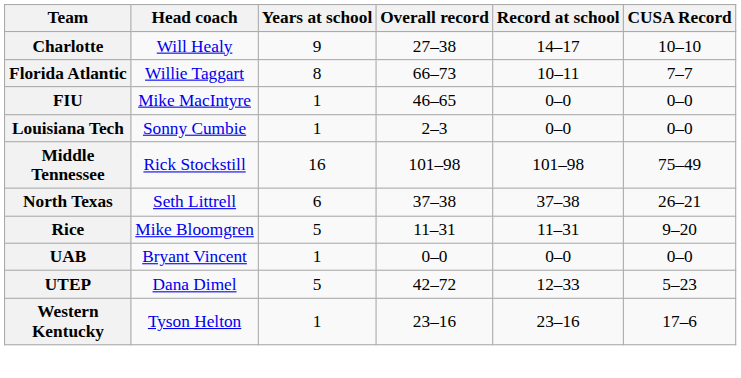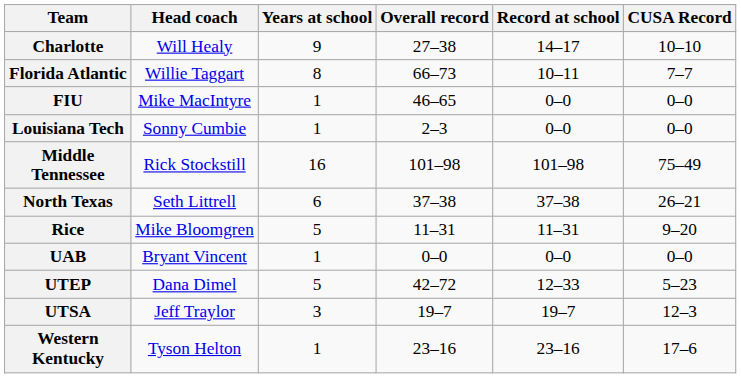+ row: (68, 311)
